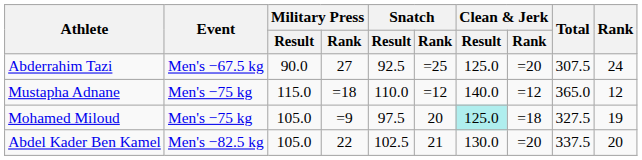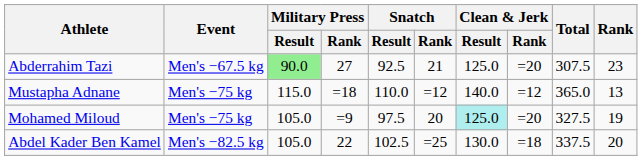(294, 67) no background -> (294, 67) lightgreen background
(435, 67) =25 -> (435, 67) 21
(615, 67) 24 -> (615, 67) 23
(615, 92) 12 -> (615, 92) 13
(529, 117) =18 -> (529, 117) =20
(435, 143) 21 -> (435, 143) =25
(529, 143) =20 -> (529, 143) =18
